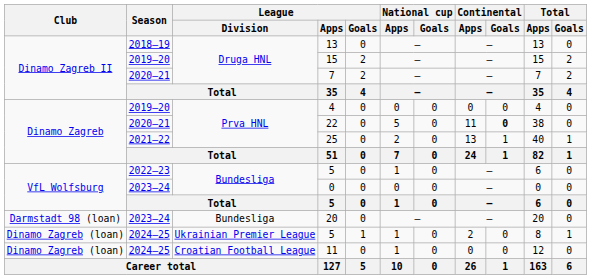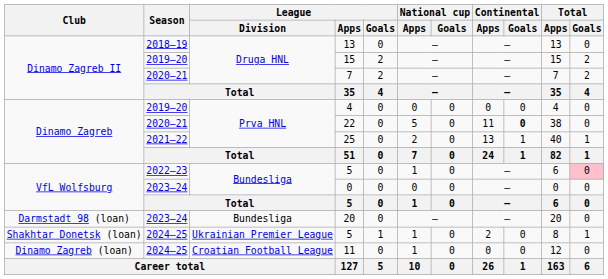(569, 171) no background -> (587, 171) pink background
(65, 235) Dinamo Zagreb (loan) -> (74, 235) Shakhtar Donetsk (loan)
